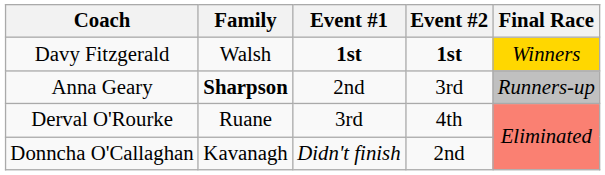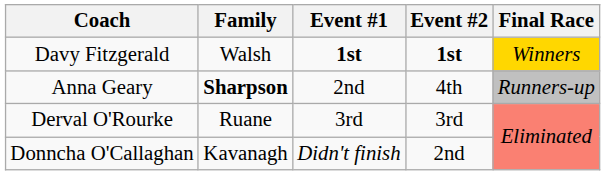(449, 86) 3rd -> (449, 86) 4th
(449, 119) 4th -> (449, 119) 3rd
